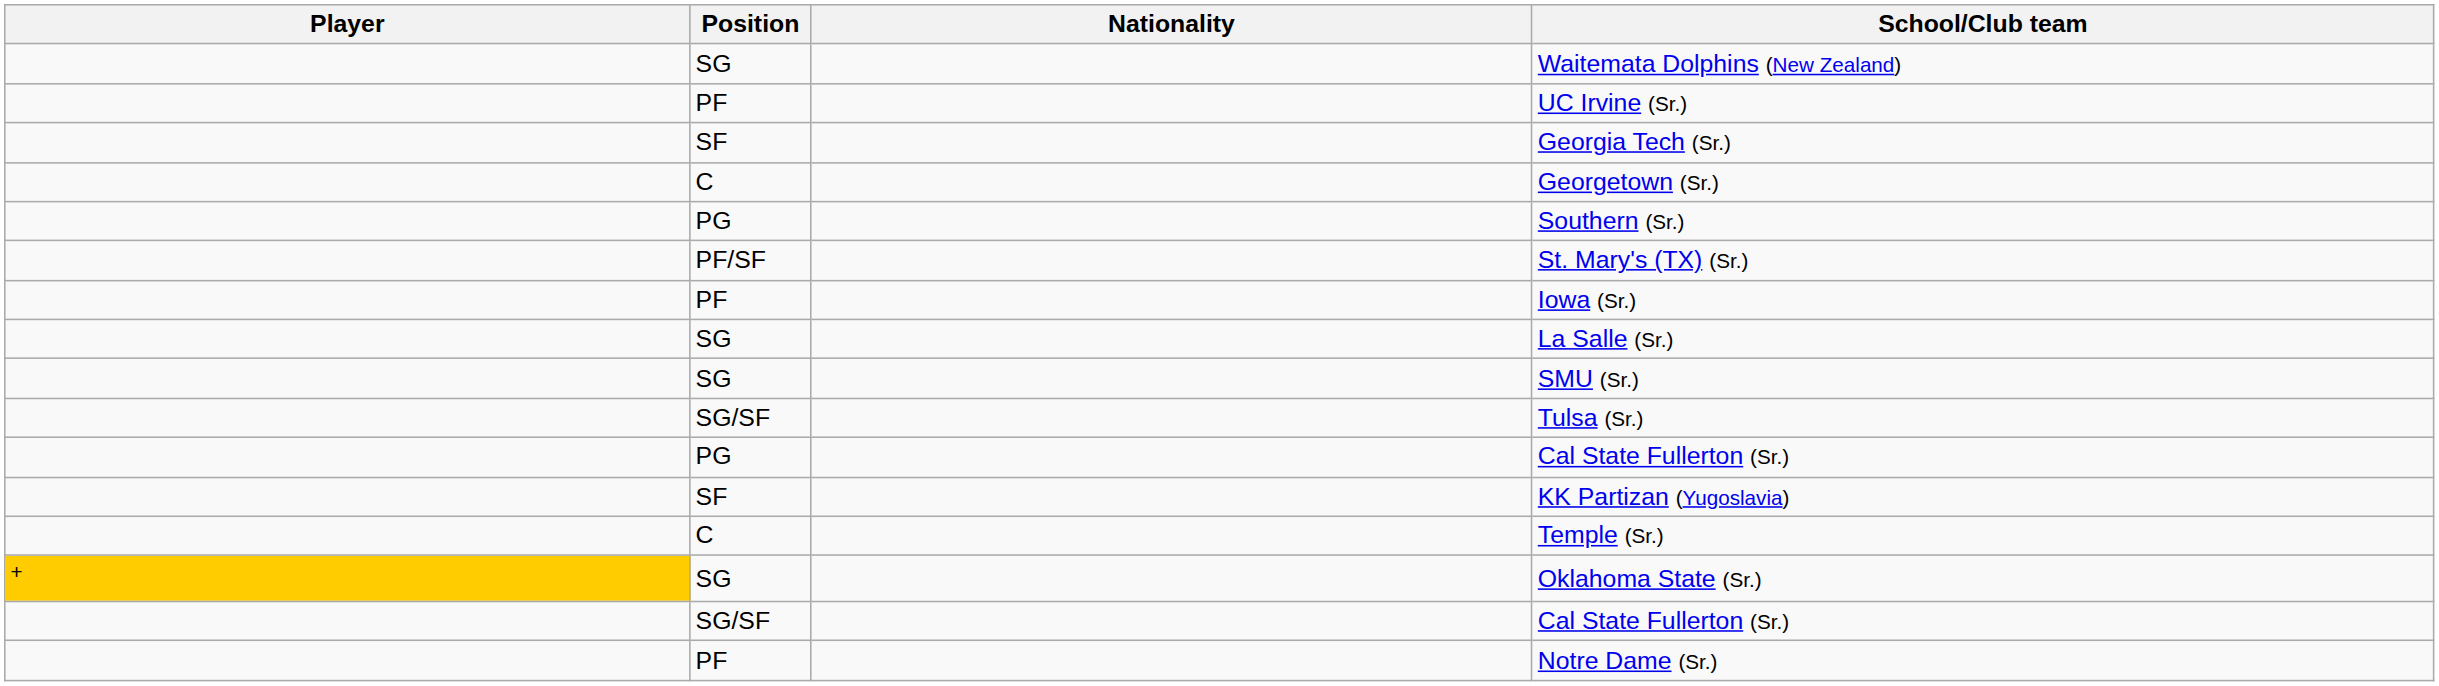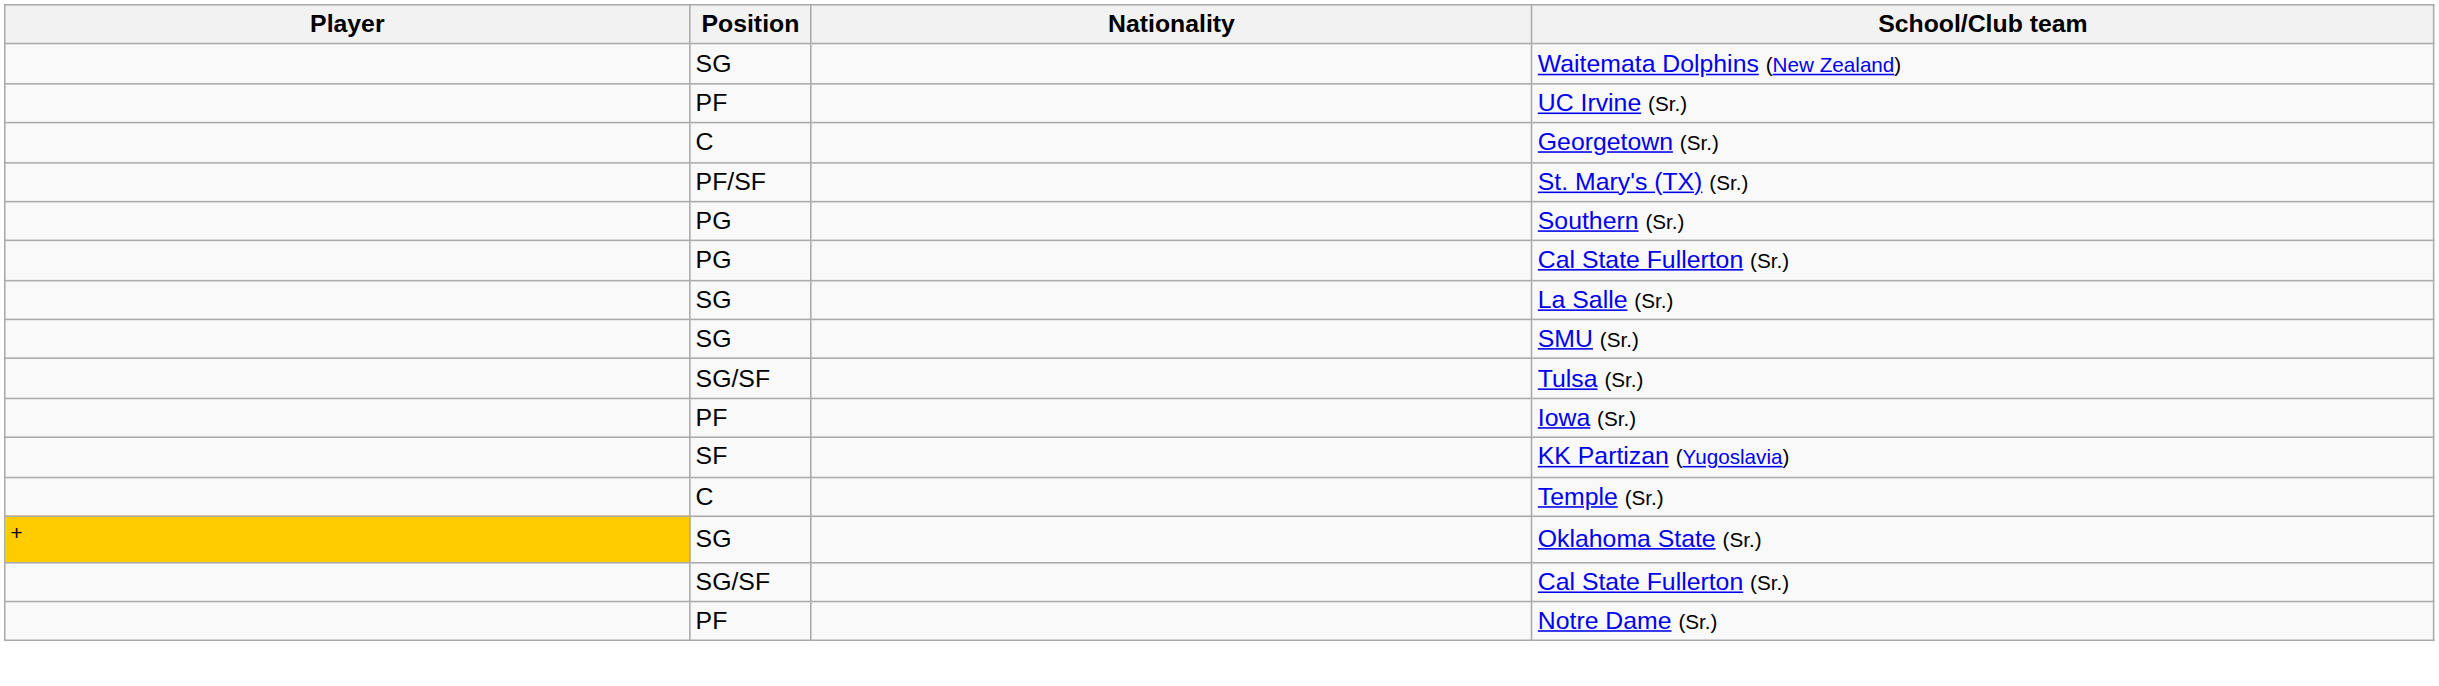- row: (711, 142)
rows swapped: (731, 260) <-> (714, 220)
rows swapped: (711, 299) <-> (714, 456)
